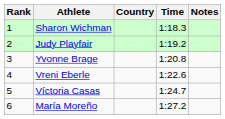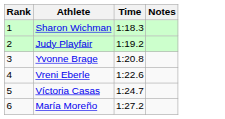- column: (135, 12)
